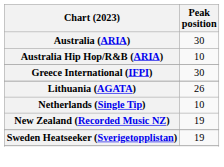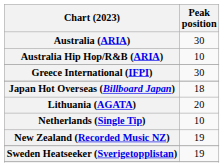+ row: (92, 89)
(199, 89) 26 -> (199, 105) 20
